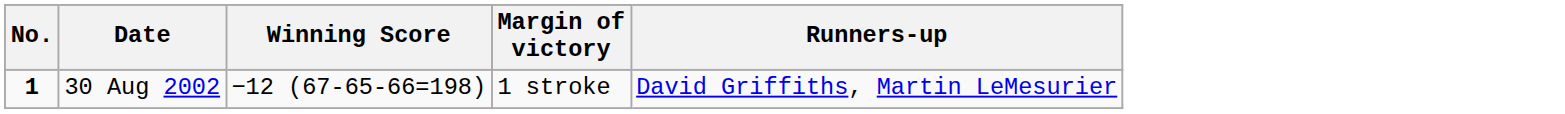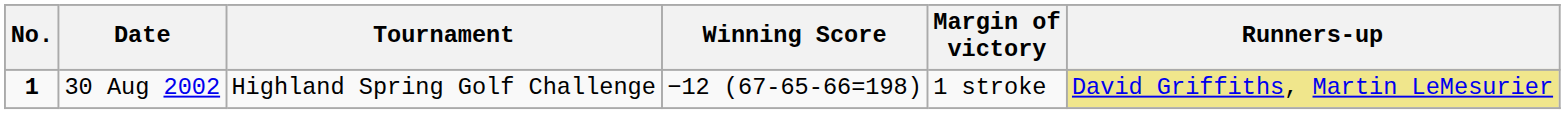+ column: (444, 38)
(877, 89) no background -> (1313, 89) khaki background
